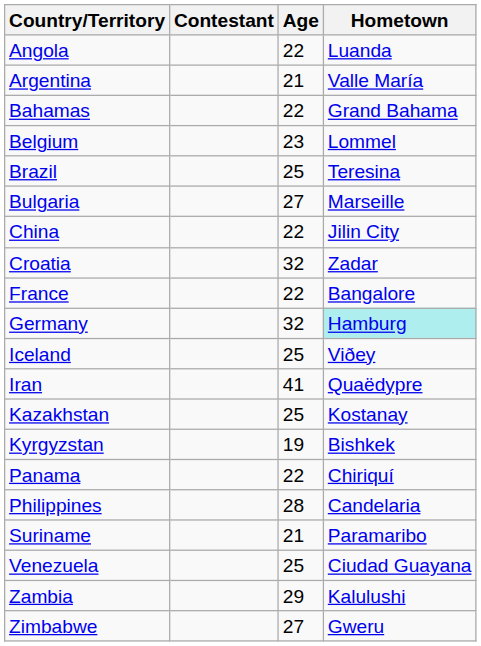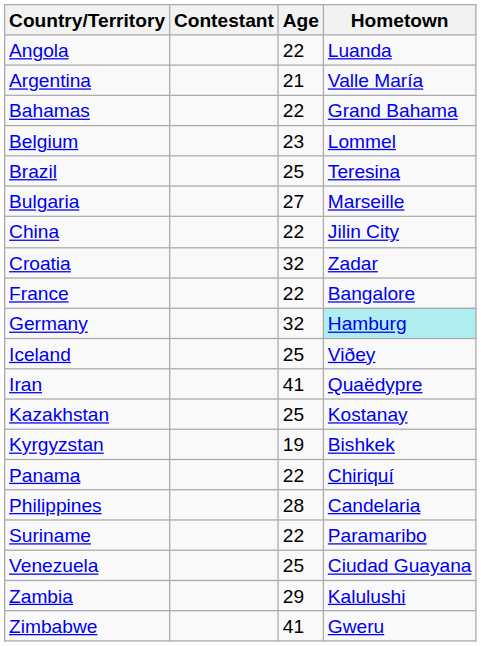(293, 535) 21 -> (293, 535) 22
(293, 626) 27 -> (293, 626) 41
